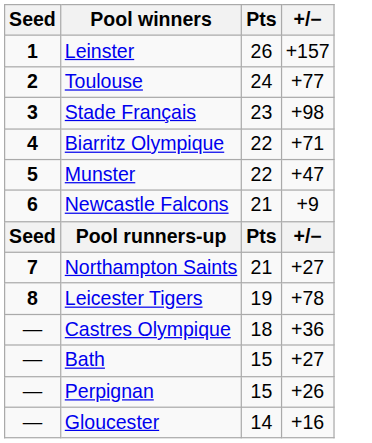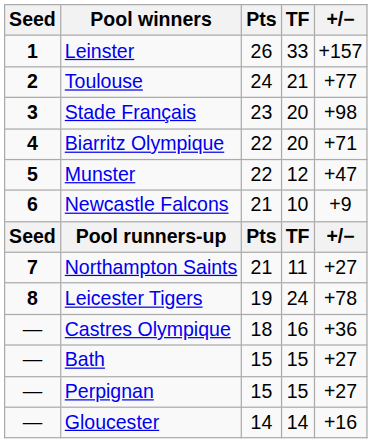+ column: (298, 19)
(308, 391) +26 -> (341, 391) +27
